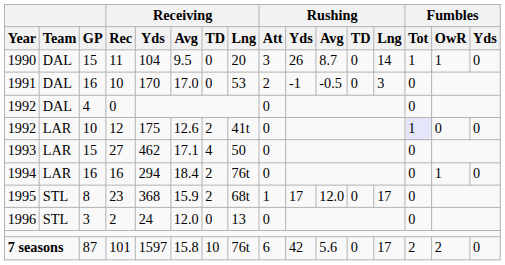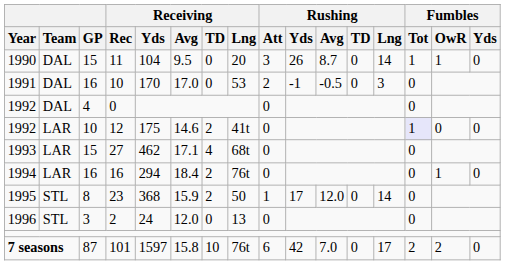(186, 128) 12.6 -> (186, 128) 14.6
(239, 151) 50 -> (241, 151) 68t
(241, 196) 68t -> (239, 196) 50
(384, 196) 17 -> (384, 196) 14
(328, 248) 5.6 -> (328, 248) 7.0
